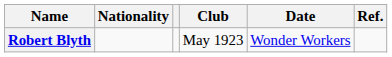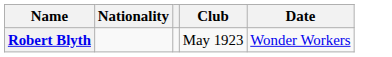- column: (370, 16)
